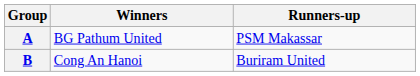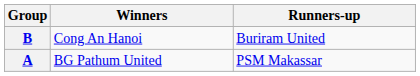rows swapped: (28, 37) <-> (28, 60)
